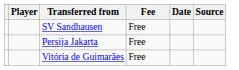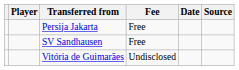rows swapped: (70, 42) <-> (72, 27)
(137, 57) Free -> (152, 57) Undisclosed
